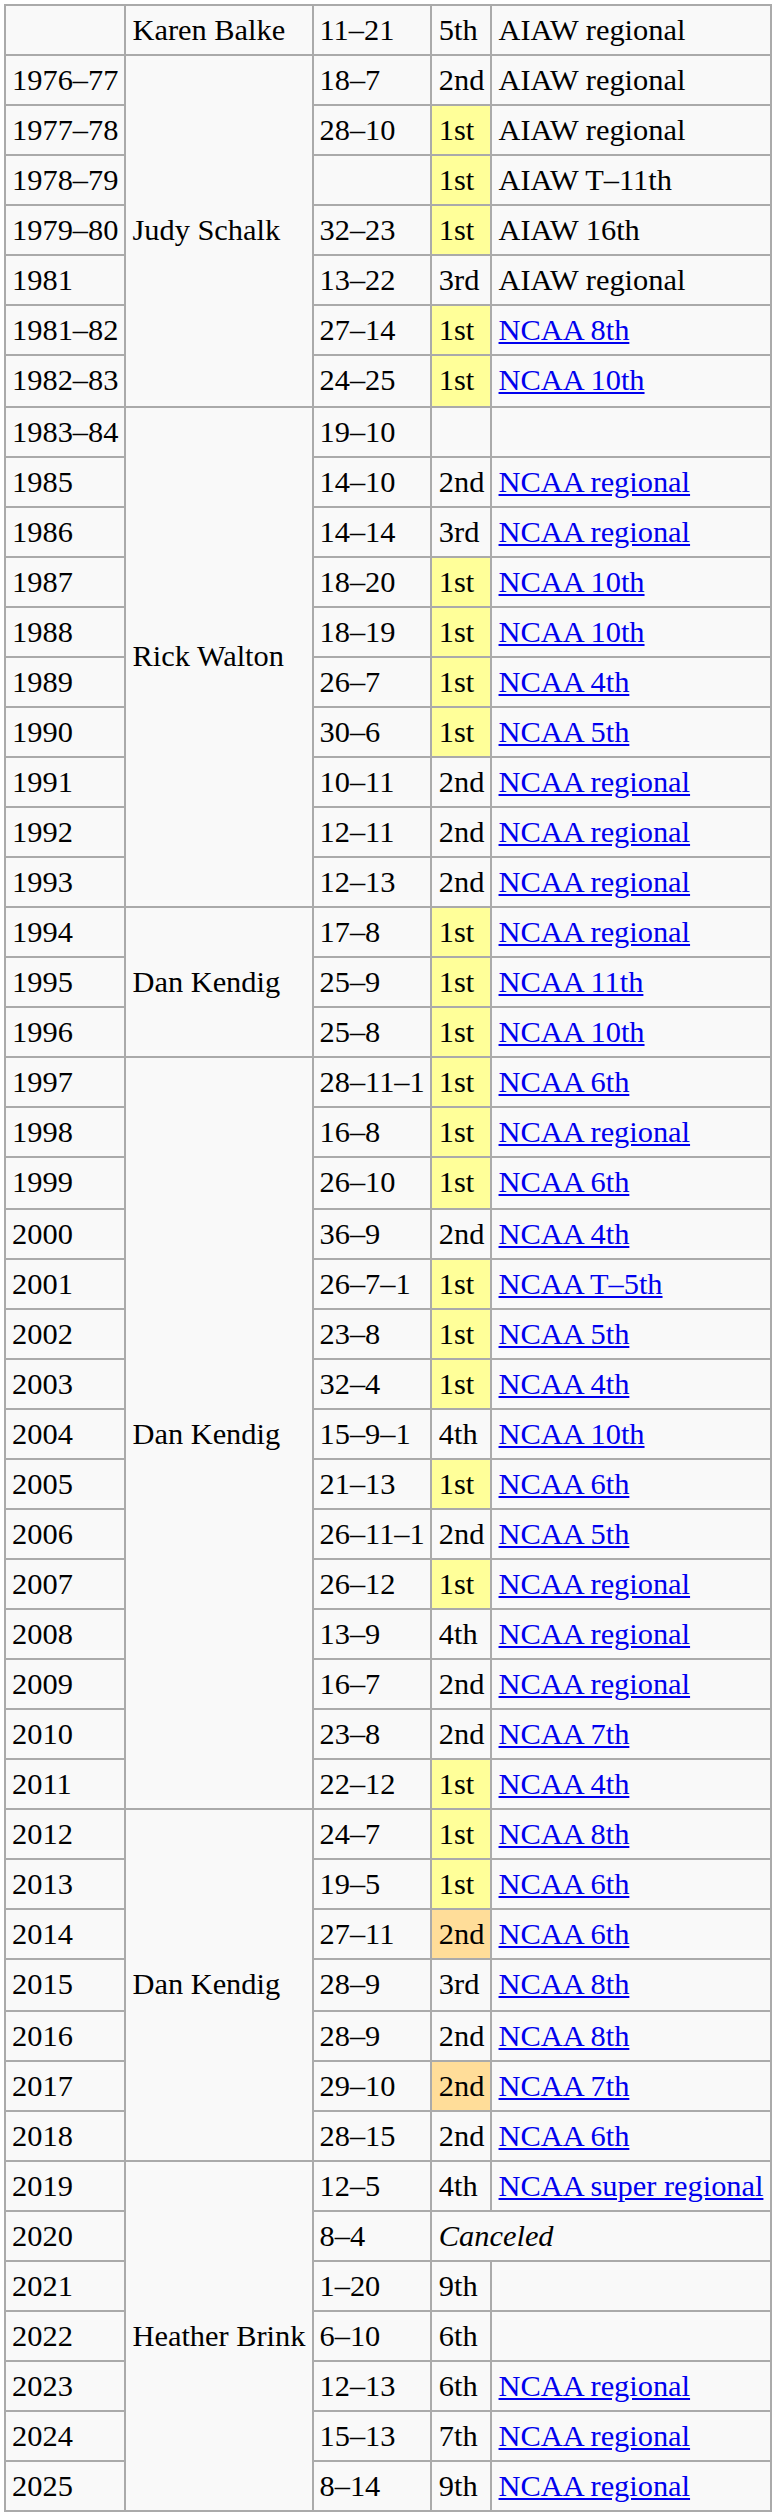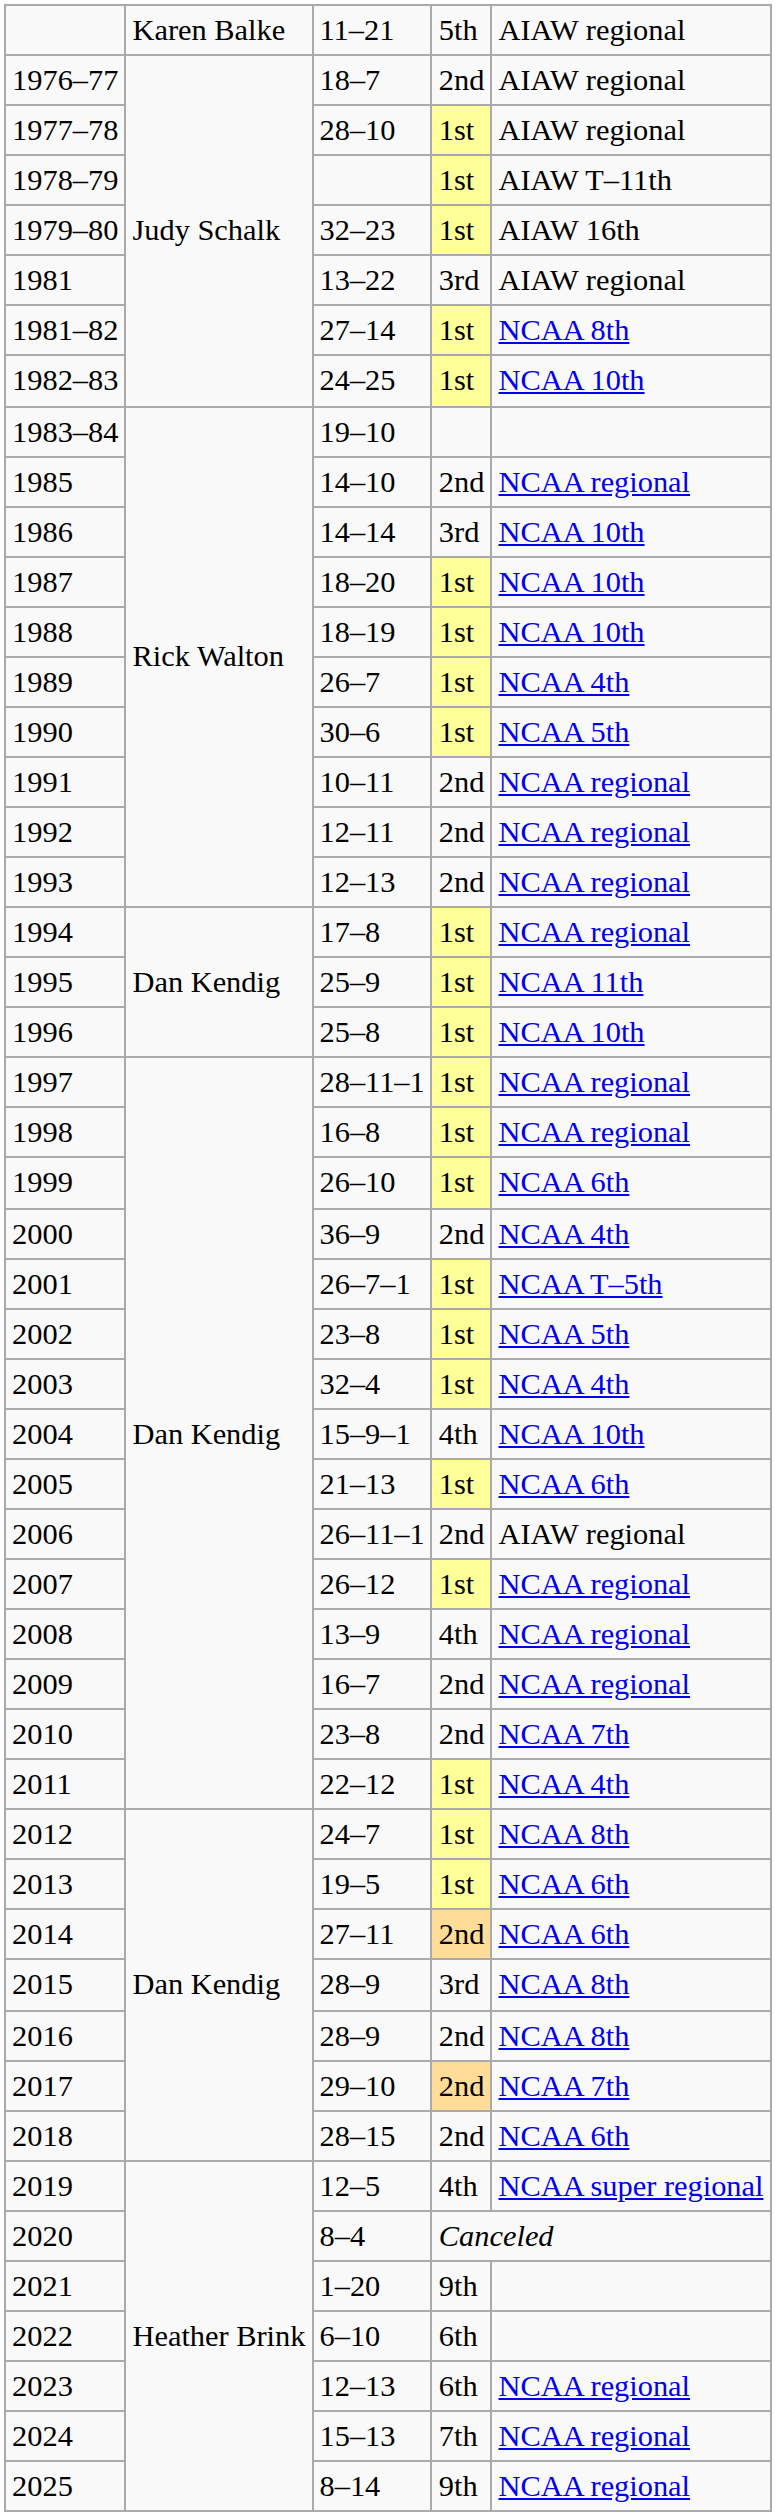(594, 530) NCAA regional -> (572, 530) NCAA 10th
(564, 1082) NCAA 6th -> (594, 1082) NCAA regional
(564, 1533) NCAA 5th -> (592, 1533) AIAW regional
